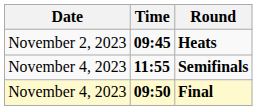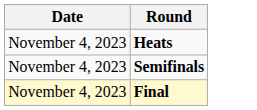- column: (152, 17)
(67, 42) November 2, 2023 -> (67, 42) November 4, 2023
